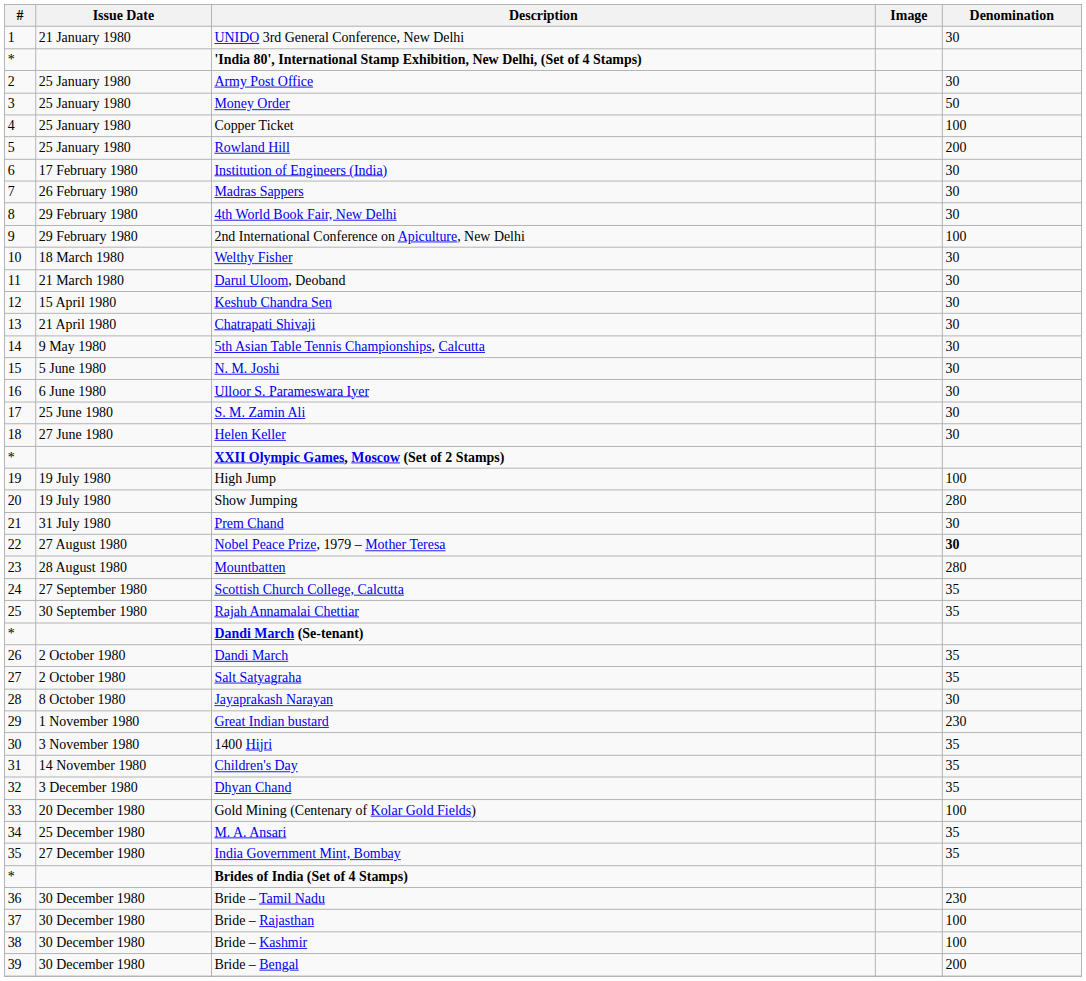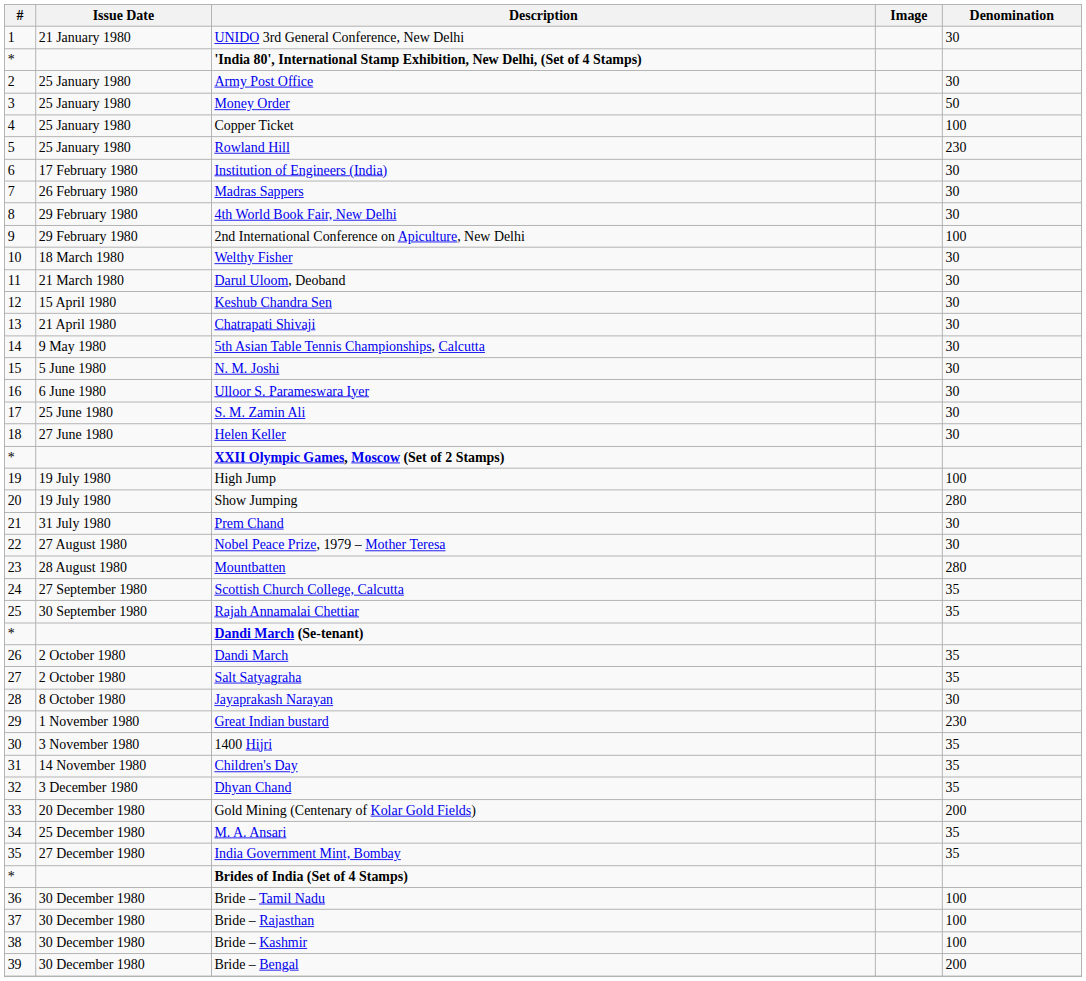(956, 147) 200 -> (956, 147) 230
(952, 545) bold -> (952, 545) normal
(956, 810) 100 -> (956, 810) 200
(956, 898) 230 -> (956, 898) 100
